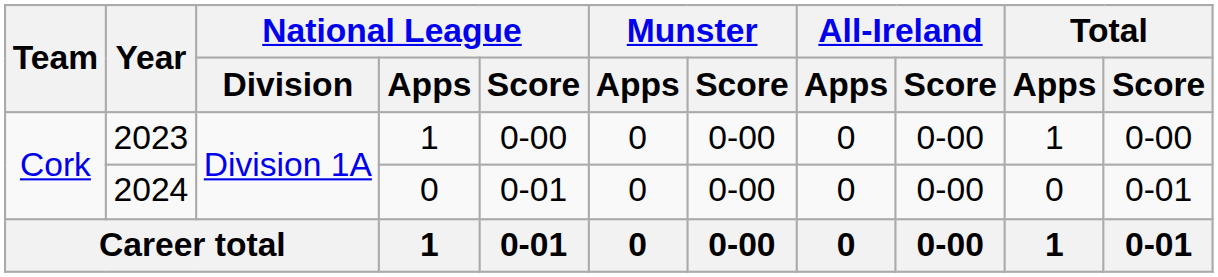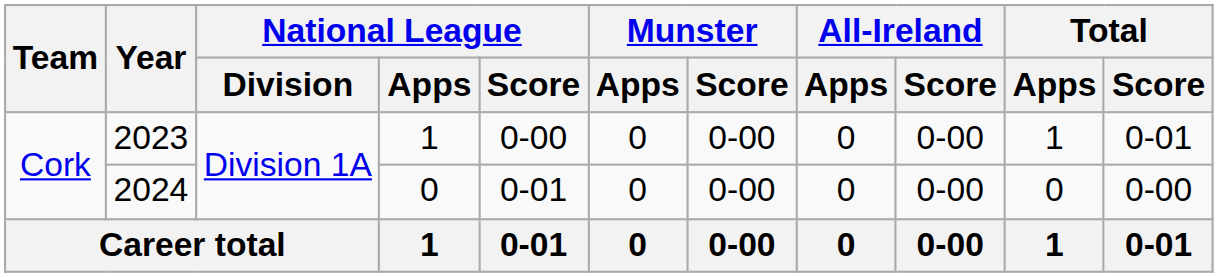(1159, 137) 0-00 -> (1159, 137) 0-01
(1159, 191) 0-01 -> (1159, 191) 0-00
